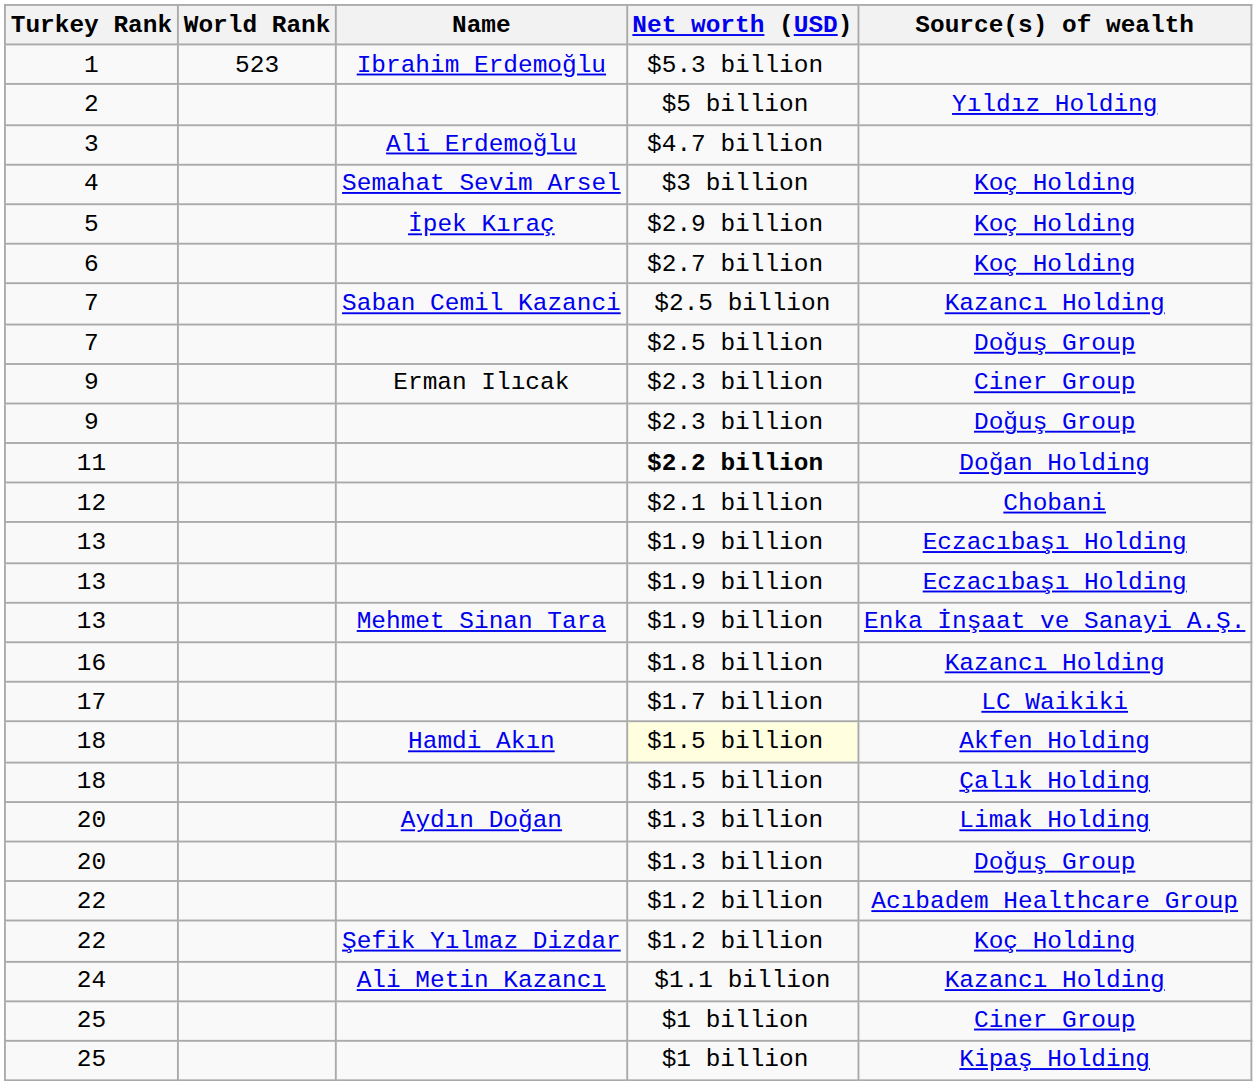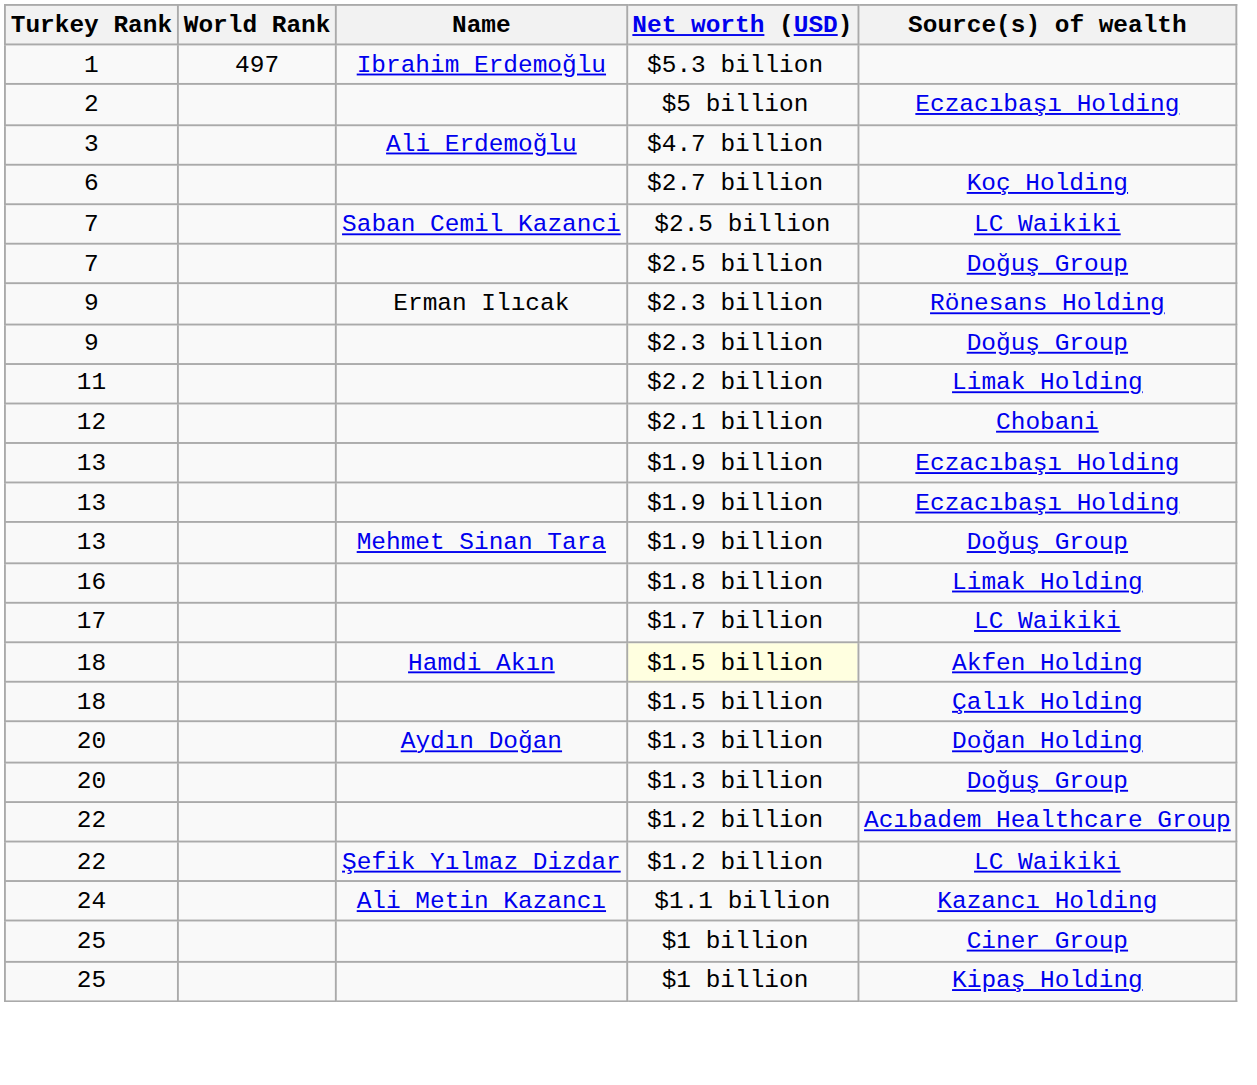(257, 65) 523 -> (257, 65) 497
(1055, 105) Yıldız Holding -> (1047, 105) Eczacıbaşı Holding
- row: (91, 184)
- row: (91, 224)
(1055, 304) Kazancı Holding -> (1047, 224) LC Waikiki
(1055, 383) Ciner Group -> (1047, 304) Rönesans Holding
(742, 463) bold -> (742, 383) normal
(1055, 463) Doğan Holding -> (1047, 383) Limak Holding
(1055, 622) Enka İnşaat ve Sanayi A.Ş. -> (1047, 543) Doğuş Group
(1055, 662) Kazancı Holding -> (1047, 583) Limak Holding
(1055, 822) Limak Holding -> (1047, 742) Doğan Holding
(1055, 941) Koç Holding -> (1047, 861) LC Waikiki
